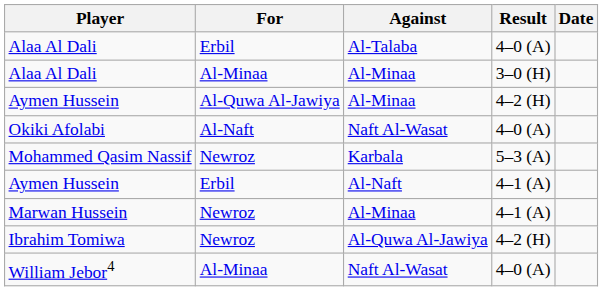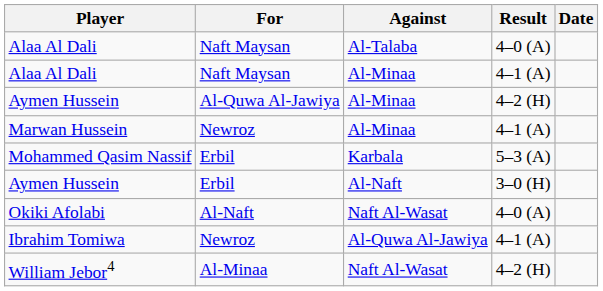(217, 45) Erbil -> (245, 45) Naft Maysan
(234, 73) Al-Minaa -> (245, 73) Naft Maysan
(523, 73) 3–0 (H) -> (523, 73) 4–1 (A)
rows swapped: (57, 128) <-> (68, 211)
(227, 156) Newroz -> (217, 156) Erbil
(523, 184) 4–1 (A) -> (523, 184) 3–0 (H)
(523, 239) 4–2 (H) -> (523, 239) 4–1 (A)
(523, 269) 4–0 (A) -> (523, 269) 4–2 (H)
